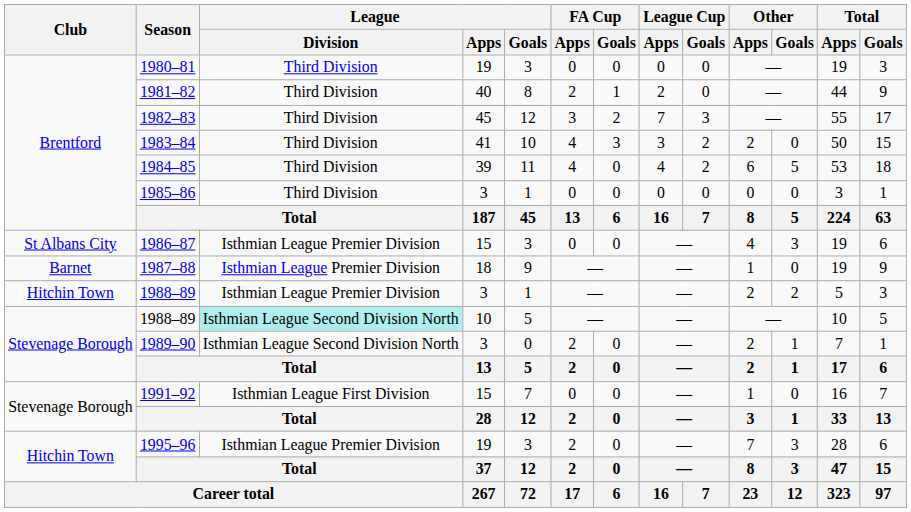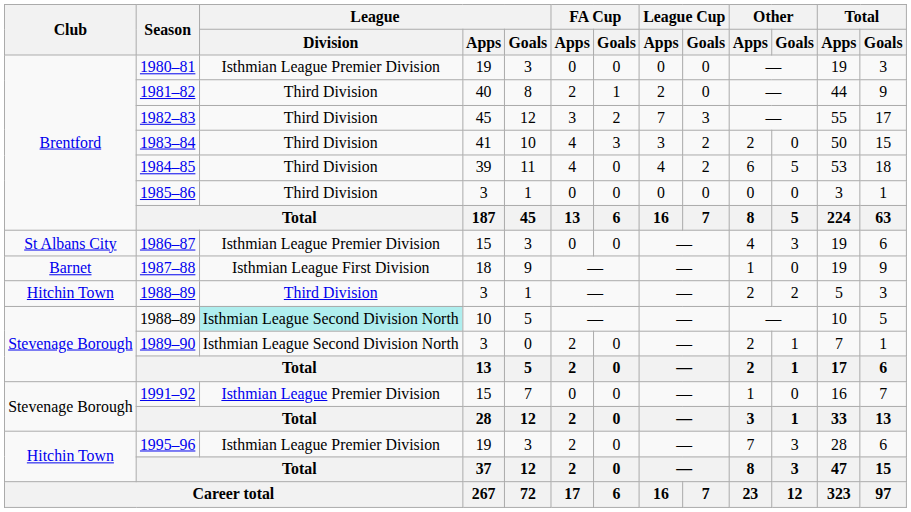(331, 67) Third Division -> (331, 67) Isthmian League Premier Division
(331, 268) Isthmian League Premier Division -> (331, 268) Isthmian League First Division
(331, 293) Isthmian League Premier Division -> (331, 293) Third Division
(331, 393) Isthmian League First Division -> (331, 393) Isthmian League Premier Division
